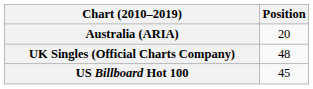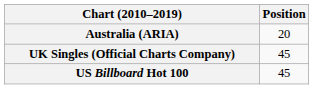(284, 53) 48 -> (284, 53) 45
